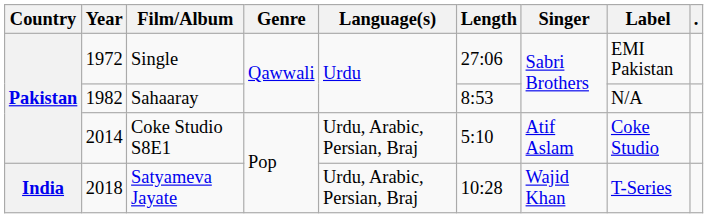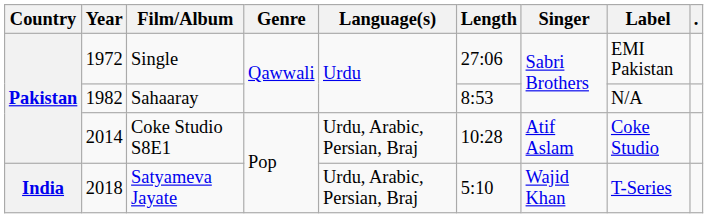(477, 137) 5:10 -> (482, 137) 10:28
(482, 187) 10:28 -> (477, 187) 5:10
